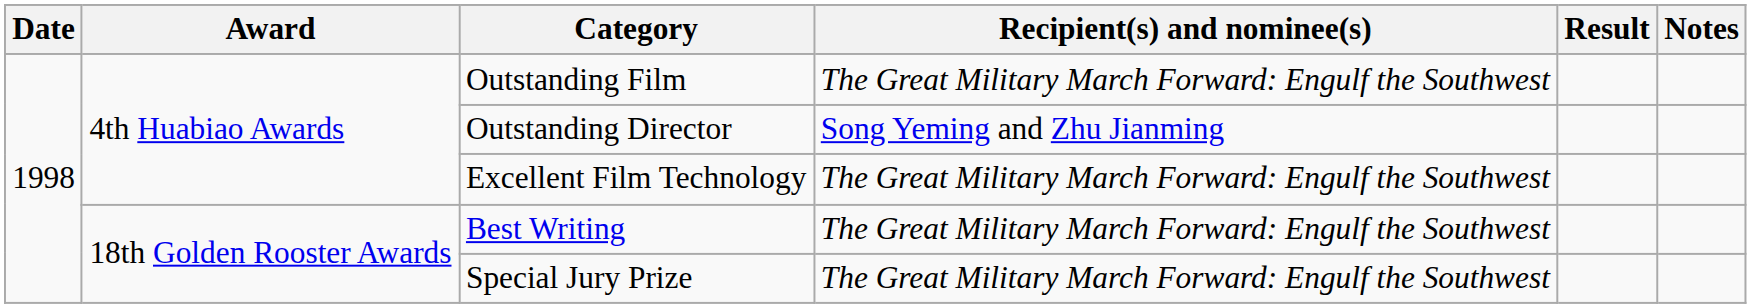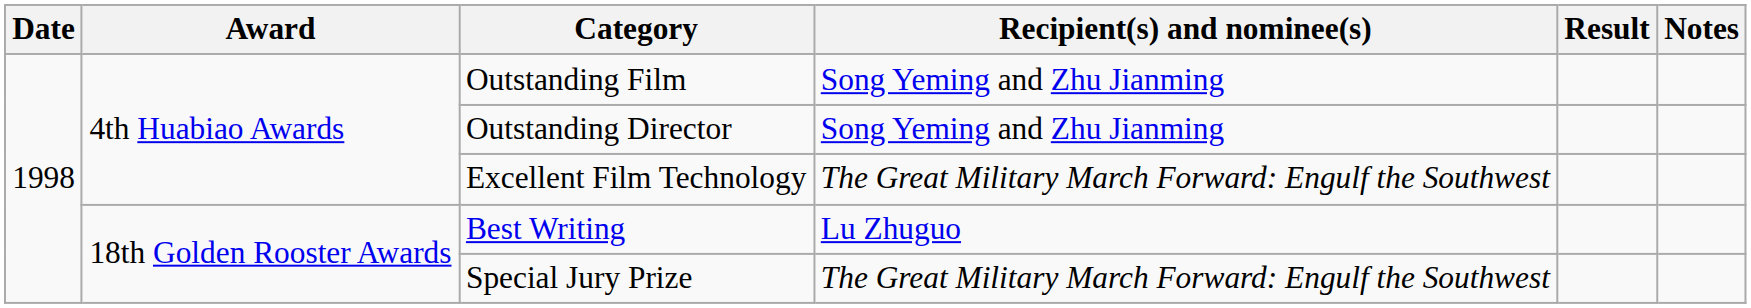(1185, 79) The Great Military March Forward: Engulf the Southwest -> (1022, 79) Song Yeming and Zhu Jianming
(1185, 228) The Great Military March Forward: Engulf the Southwest -> (891, 228) Lu Zhuguo
